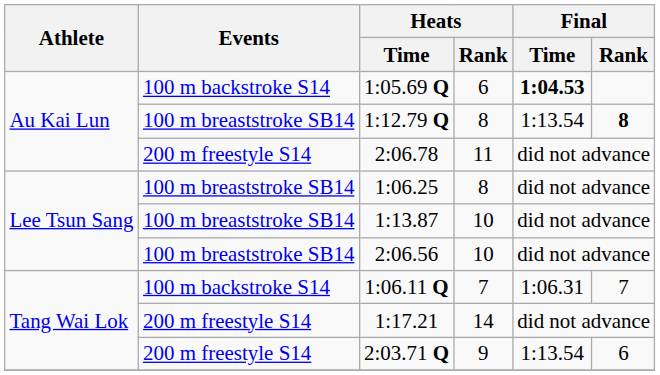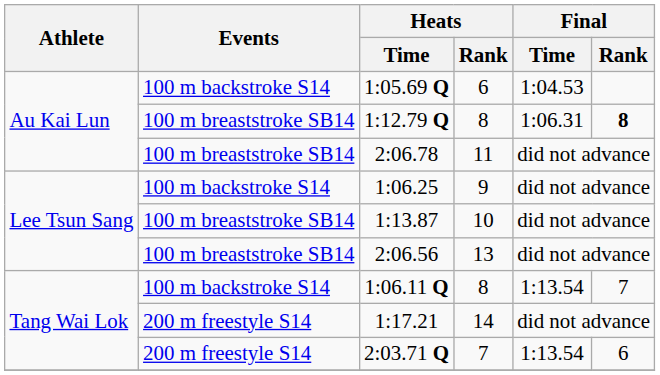(552, 87) bold -> (552, 87) normal
(552, 120) 1:13.54 -> (552, 120) 1:06.31
(227, 154) 200 m freestyle S14 -> (249, 154) 100 m breaststroke SB14
(249, 187) 100 m breaststroke SB14 -> (236, 187) 100 m backstroke S14
(483, 187) 8 -> (483, 187) 9
(483, 253) 10 -> (483, 253) 13
(483, 287) 7 -> (483, 287) 8
(552, 287) 1:06.31 -> (552, 287) 1:13.54
(483, 353) 9 -> (483, 353) 7
